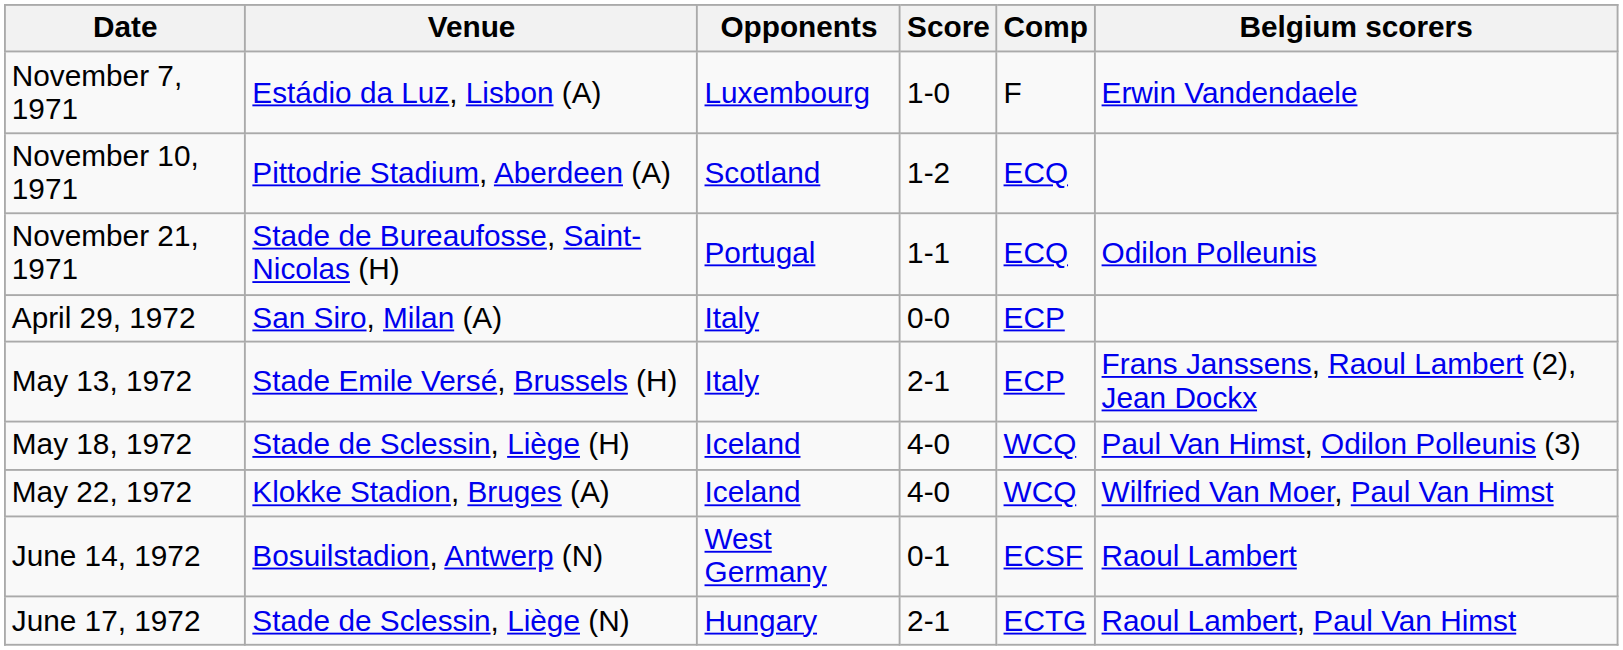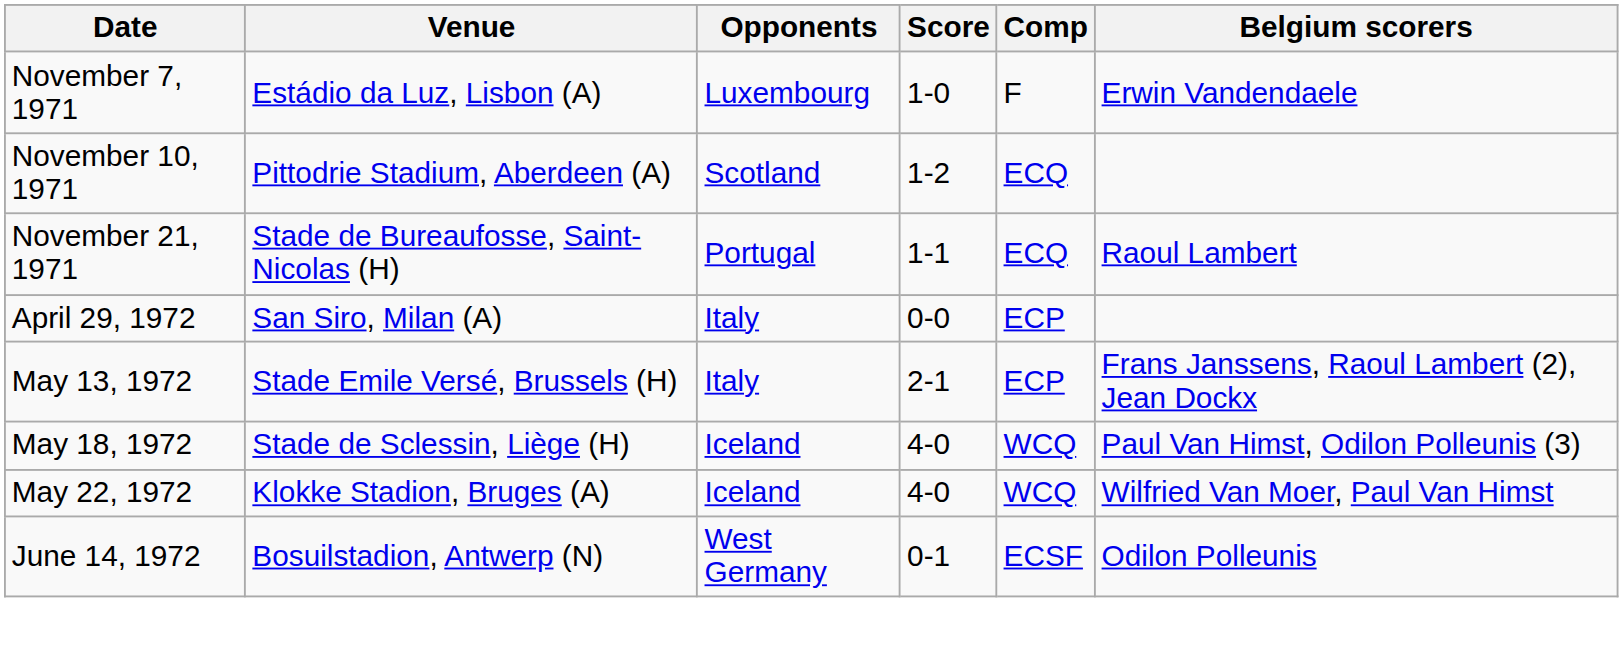(1209, 253) Odilon Polleunis -> (1199, 253) Raoul Lambert
(1199, 556) Raoul Lambert -> (1209, 556) Odilon Polleunis
- row: (106, 620)
